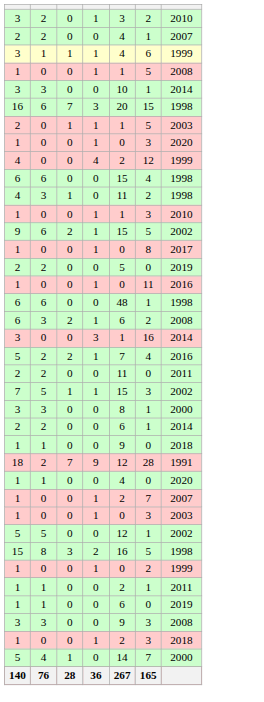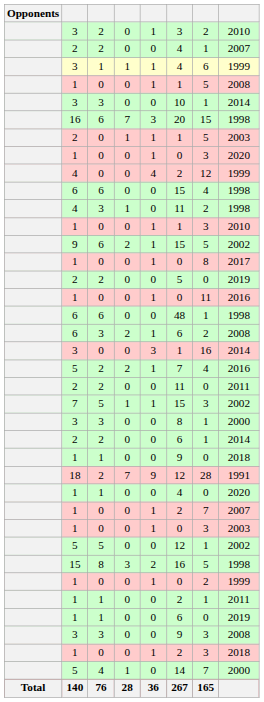+ column: (33, 13)
